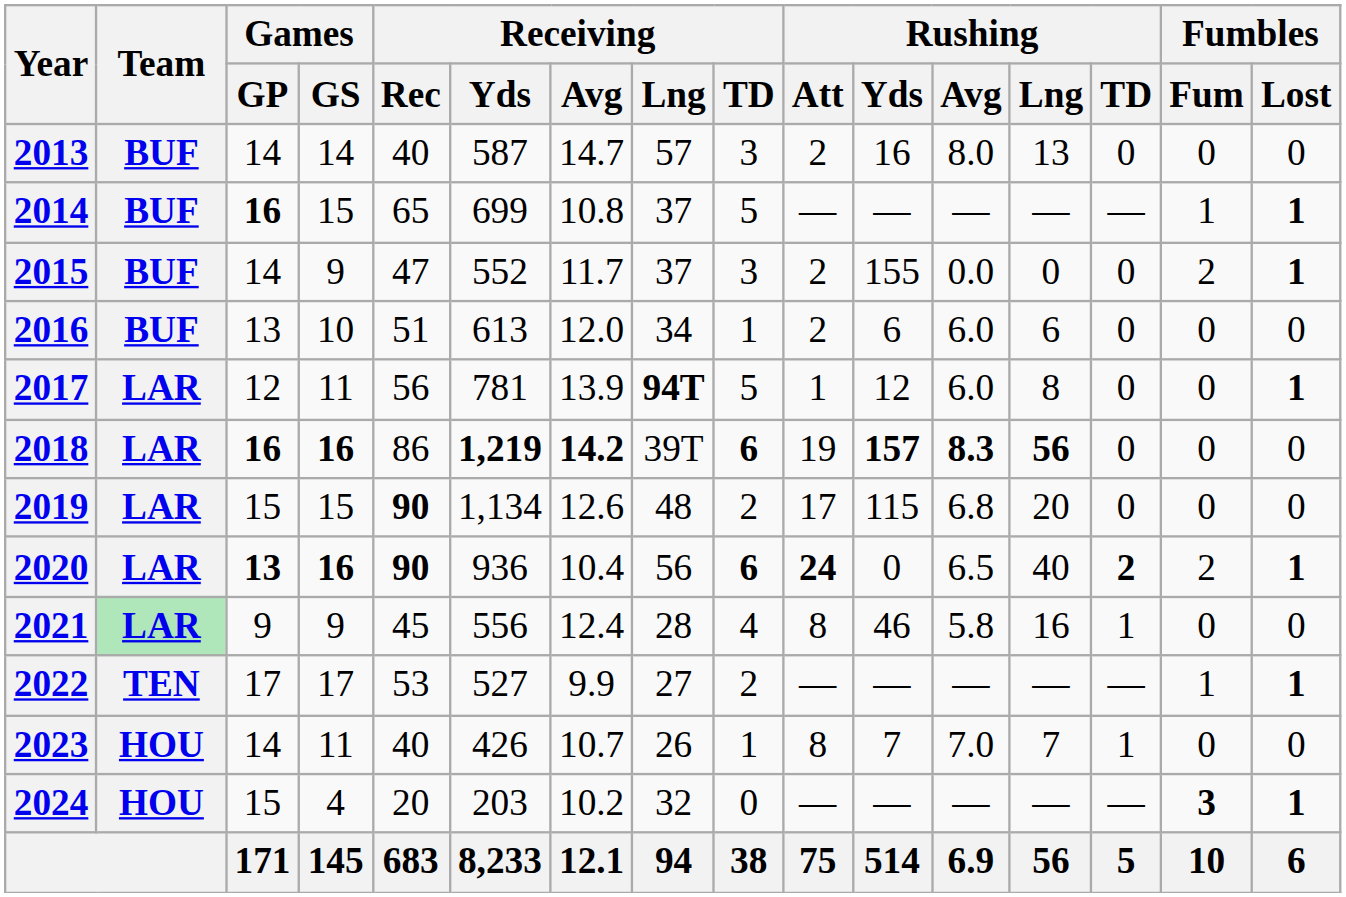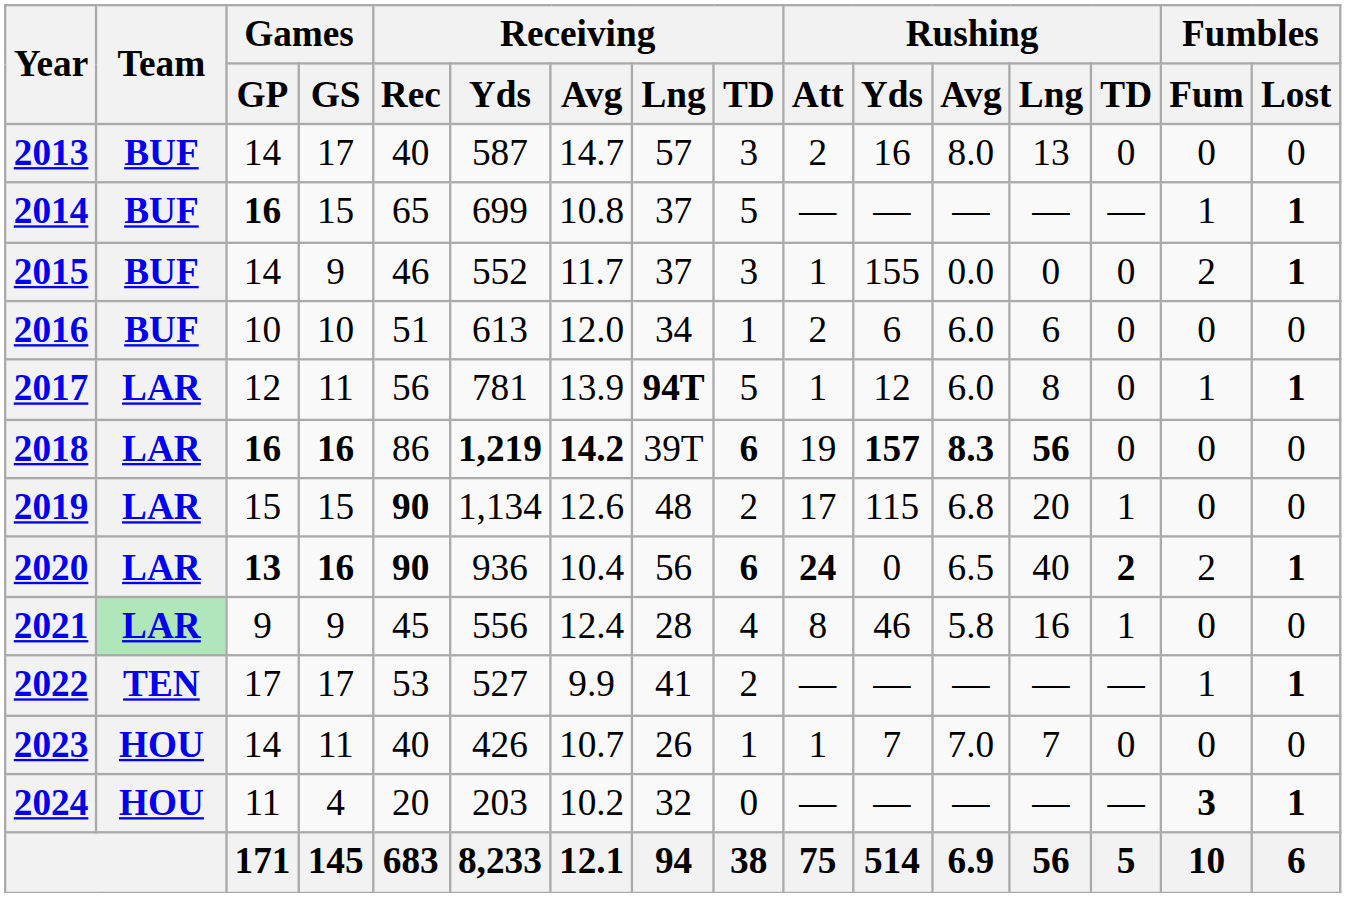(336, 152) 14 -> (336, 152) 17
(411, 270) 47 -> (411, 270) 46
(818, 270) 2 -> (818, 270) 1
(262, 329) 13 -> (262, 329) 10
(1207, 388) 0 -> (1207, 388) 1
(1126, 507) 0 -> (1126, 507) 1
(674, 684) 27 -> (674, 684) 41
(818, 743) 8 -> (818, 743) 1
(1126, 743) 1 -> (1126, 743) 0
(262, 802) 15 -> (262, 802) 11
